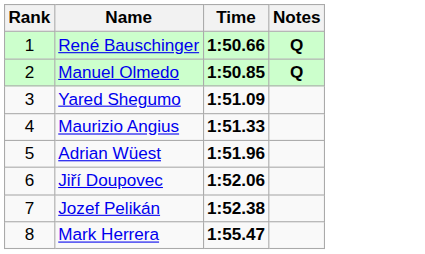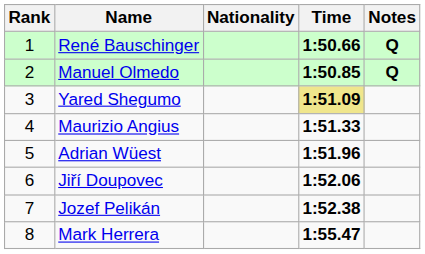+ column: (251, 18)
(236, 99) no background -> (331, 99) khaki background
